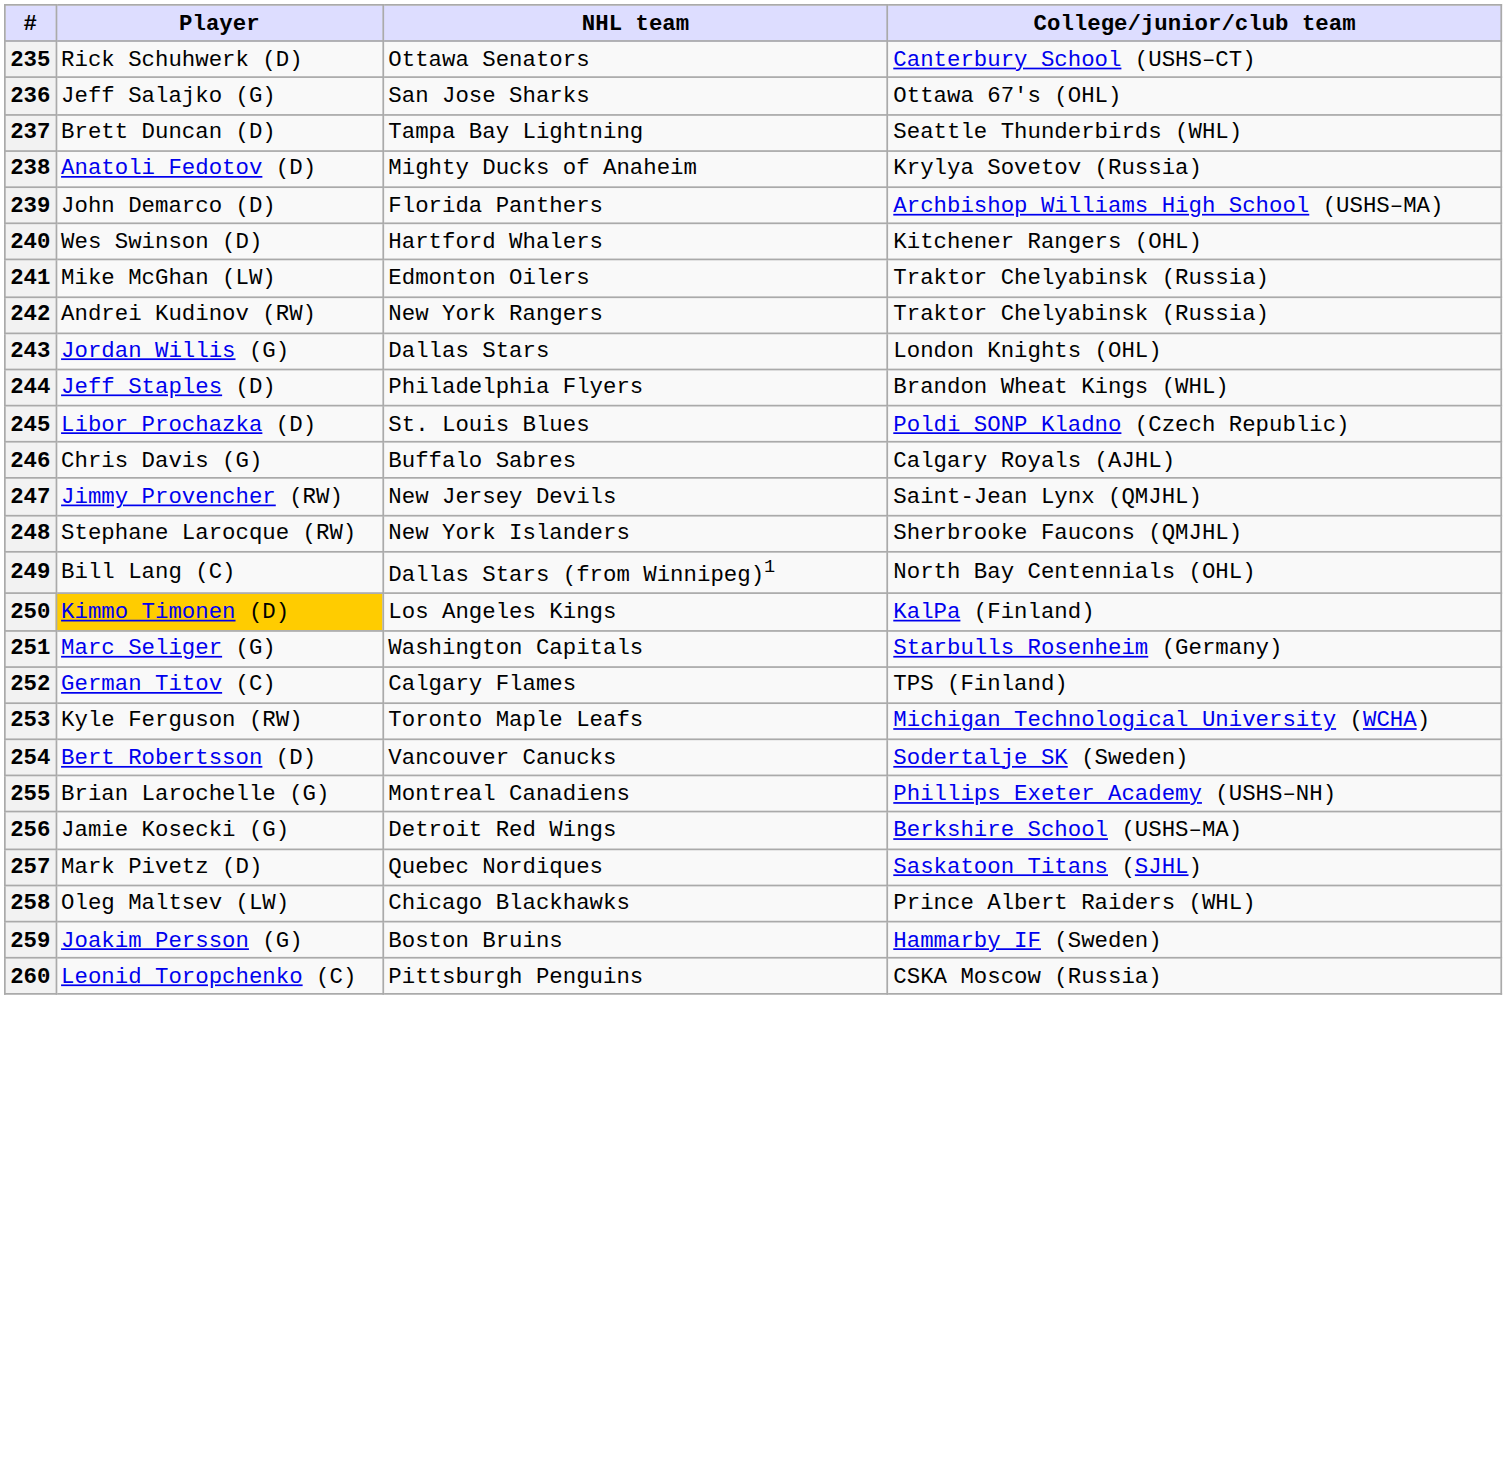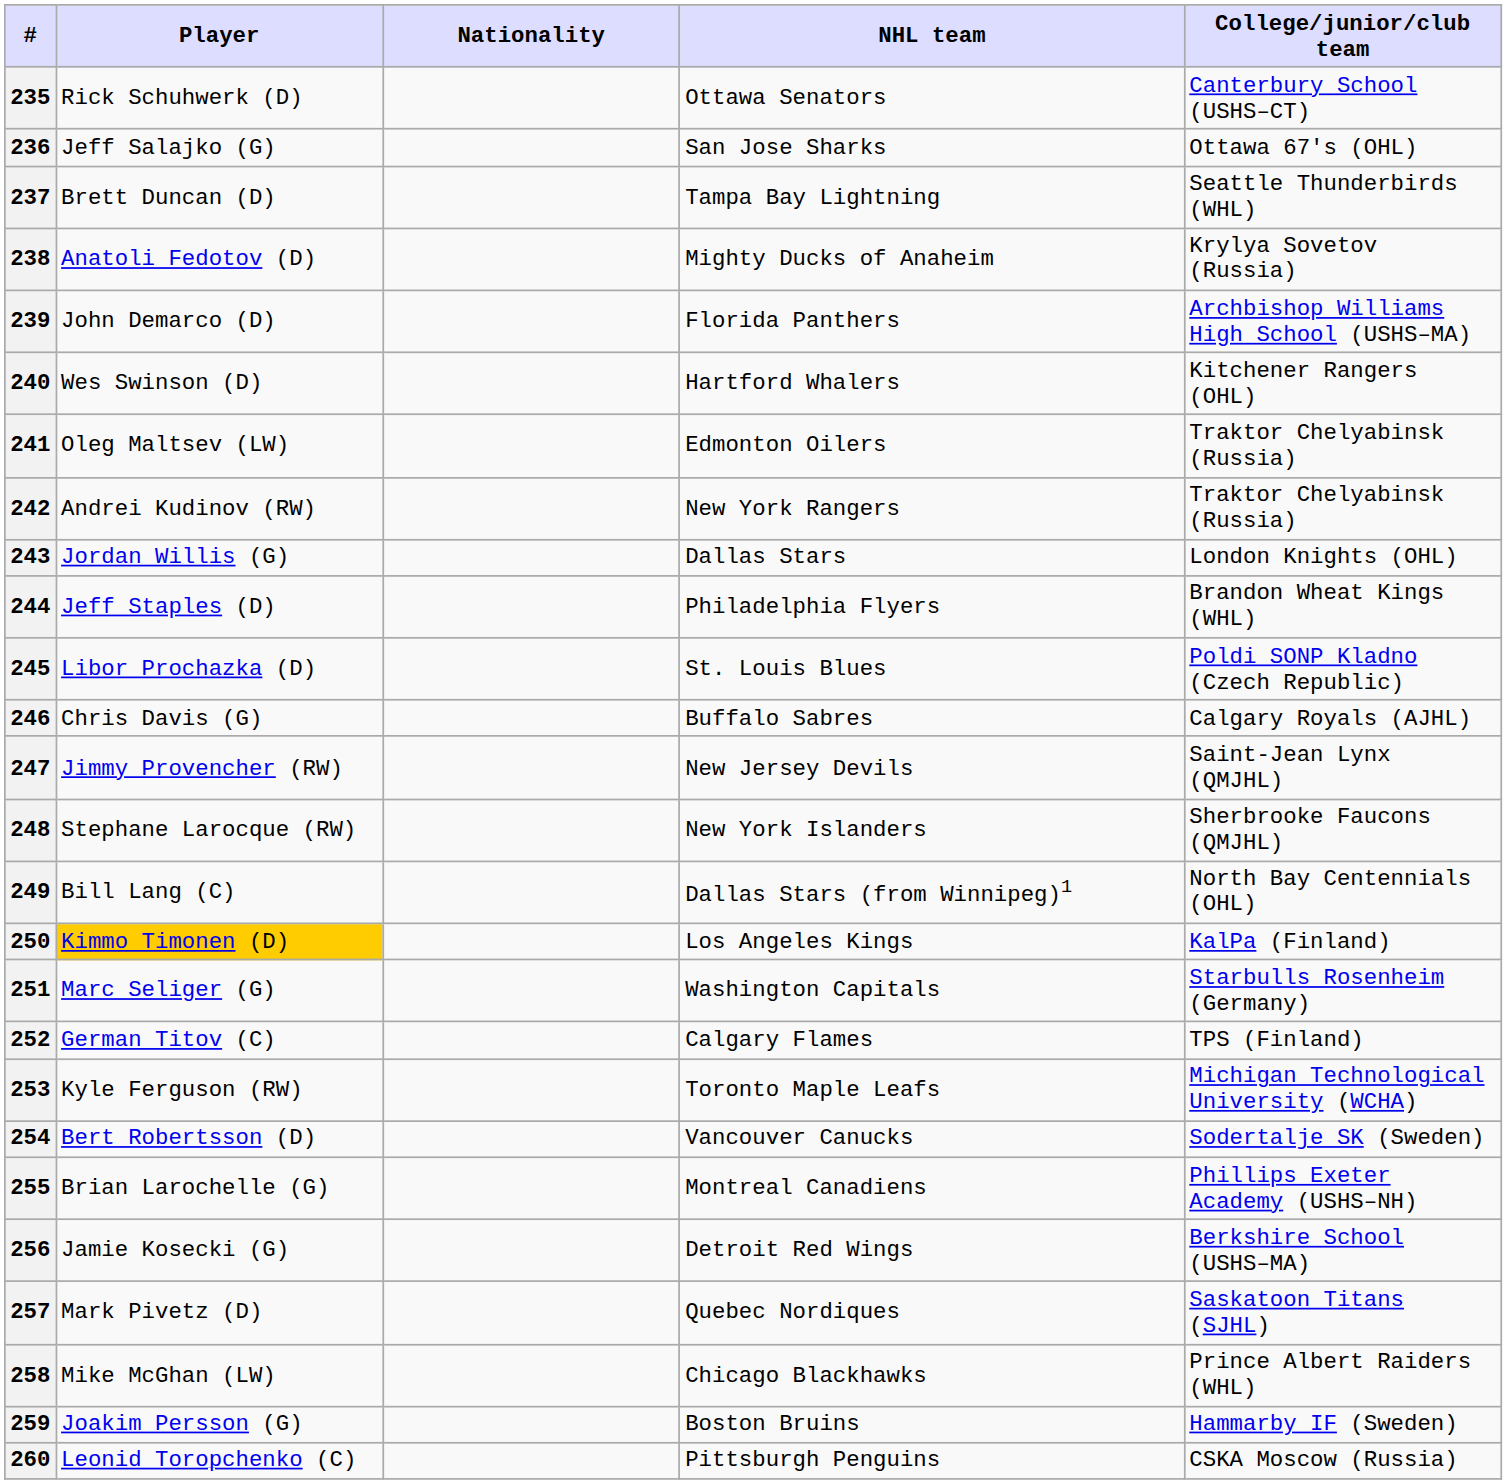+ column: (531, 36)
(168, 278) Mike McGhan (LW) -> (175, 446) Oleg Maltsev (LW)
(175, 903) Oleg Maltsev (LW) -> (168, 1375) Mike McGhan (LW)
